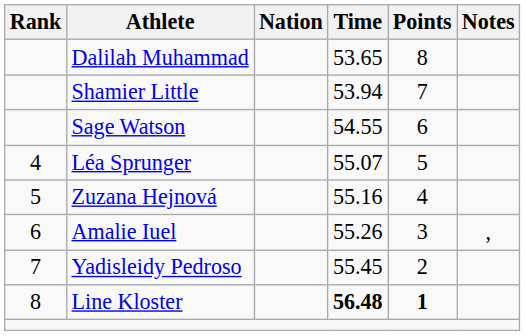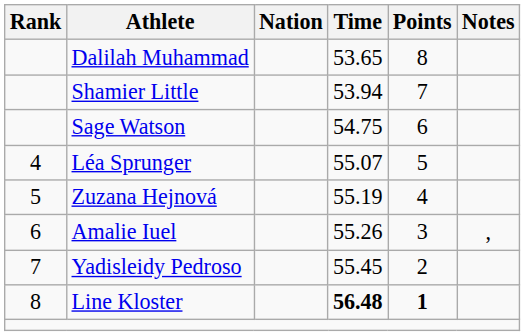(358, 127) 54.55 -> (358, 127) 54.75
(358, 197) 55.16 -> (358, 197) 55.19
